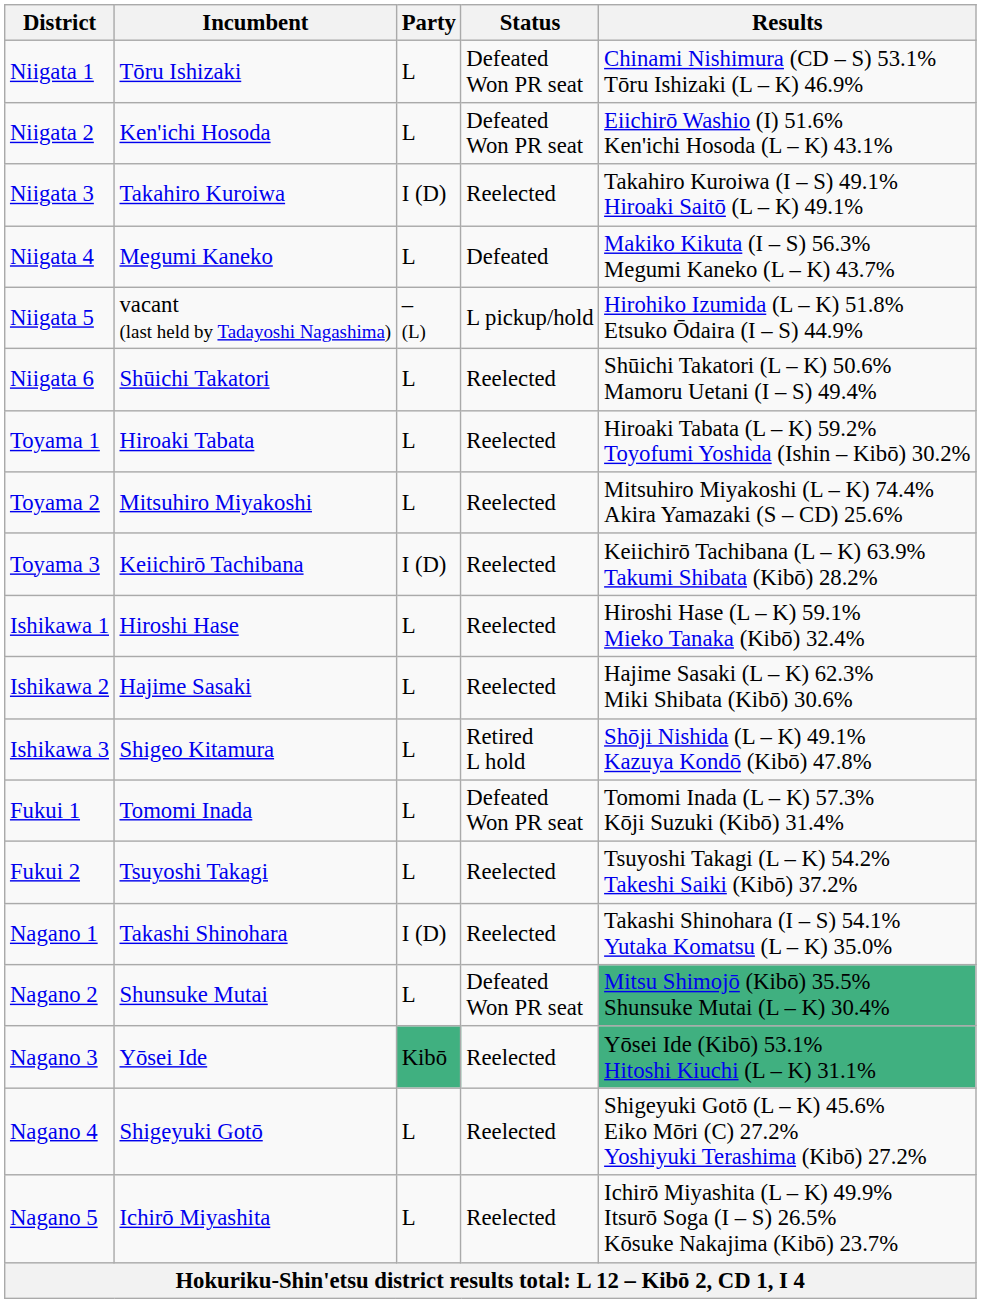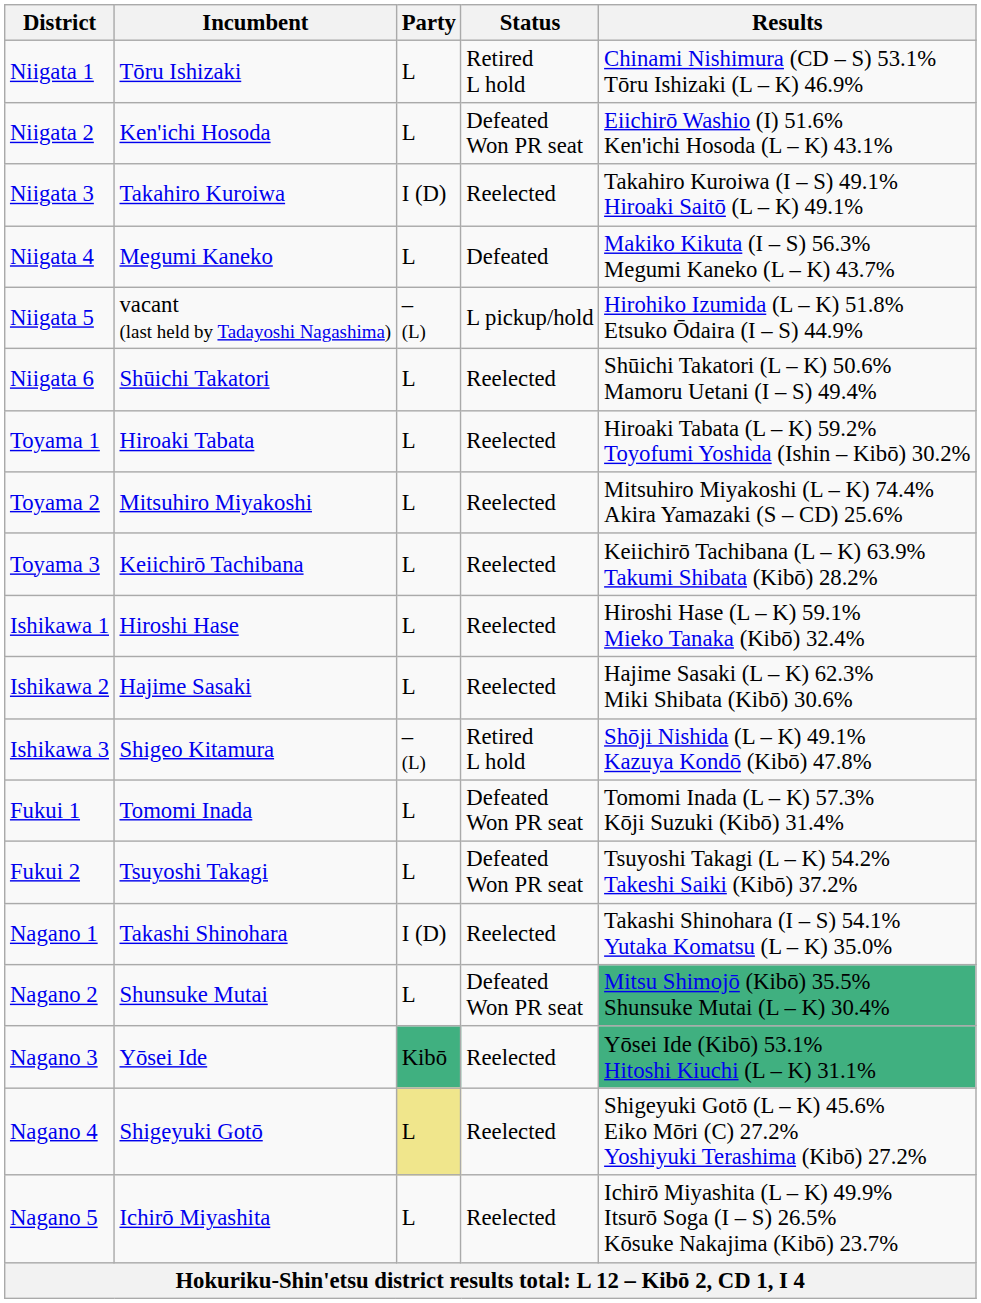(525, 71) Defeated Won PR seat -> (500, 71) Retired L hold
(424, 564) I (D) -> (409, 564) L
(409, 748) L -> (414, 748) – (L)
(511, 872) Reelected -> (525, 872) Defeated Won PR seat
(409, 1131) no background -> (409, 1131) khaki background
